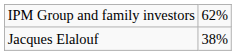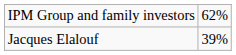(215, 38) 38% -> (215, 38) 39%
